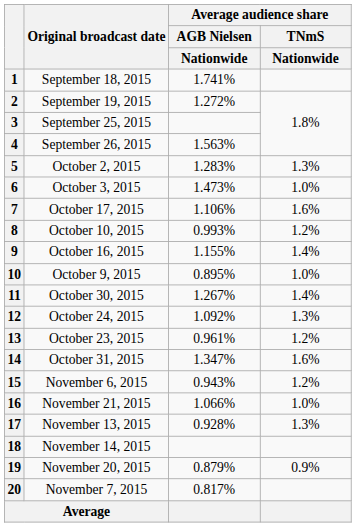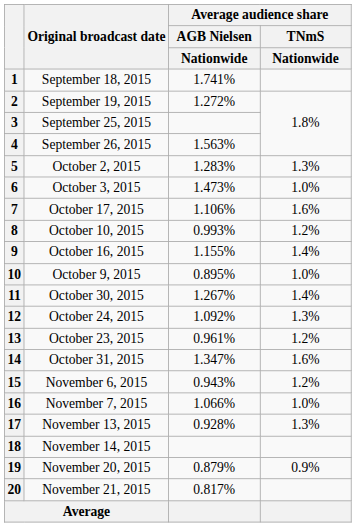(96, 403) November 21, 2015 -> (96, 403) November 7, 2015
(96, 489) November 7, 2015 -> (96, 489) November 21, 2015
